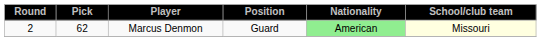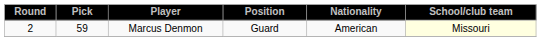(82, 28) 62 -> (82, 28) 59
(356, 28) lightgreen background -> (356, 28) no background
